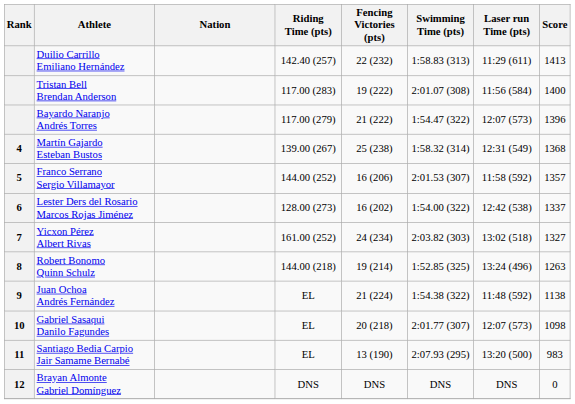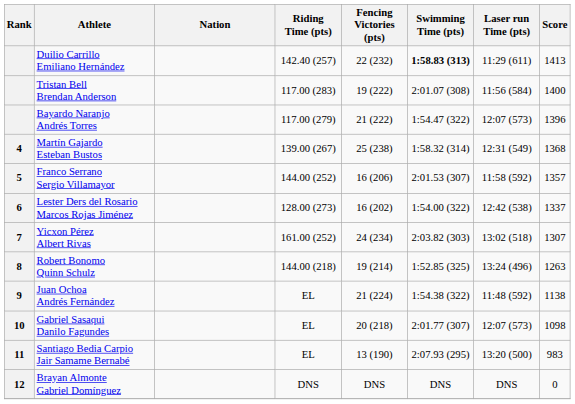(441, 60) normal -> (441, 60) bold
(555, 236) 1327 -> (555, 236) 1307
